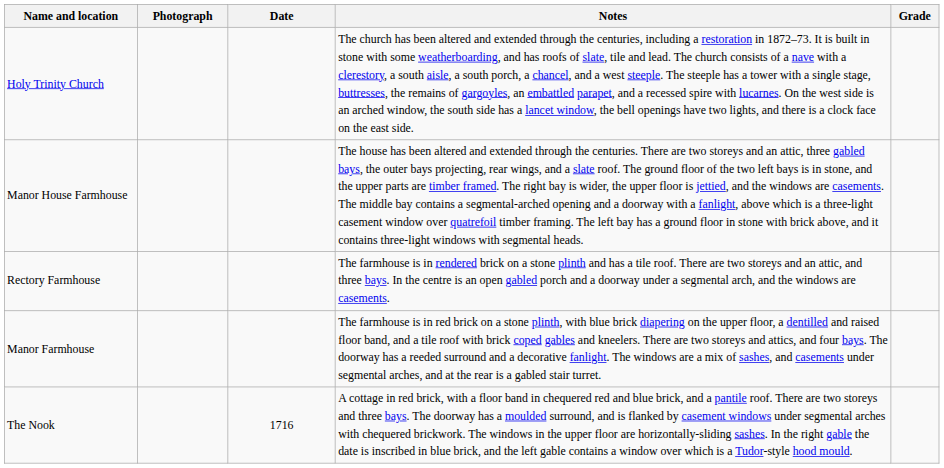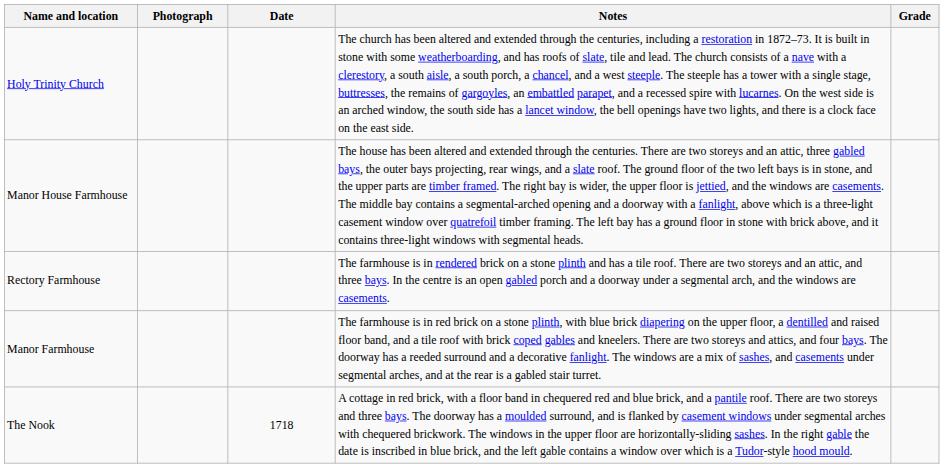(282, 425) 1716 -> (282, 425) 1718
